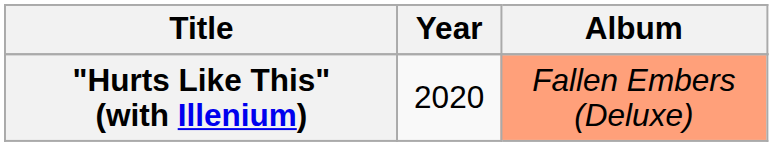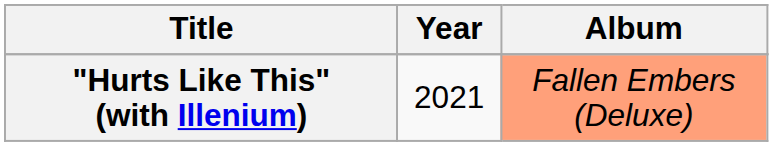(449, 97) 2020 -> (449, 97) 2021
